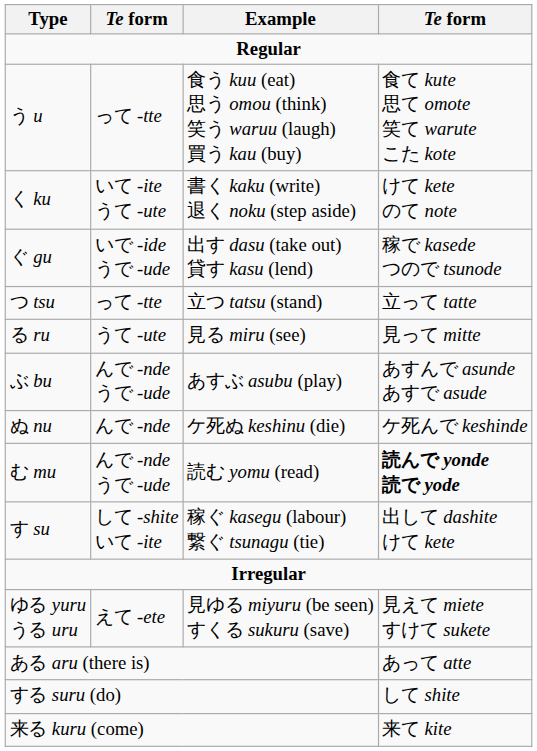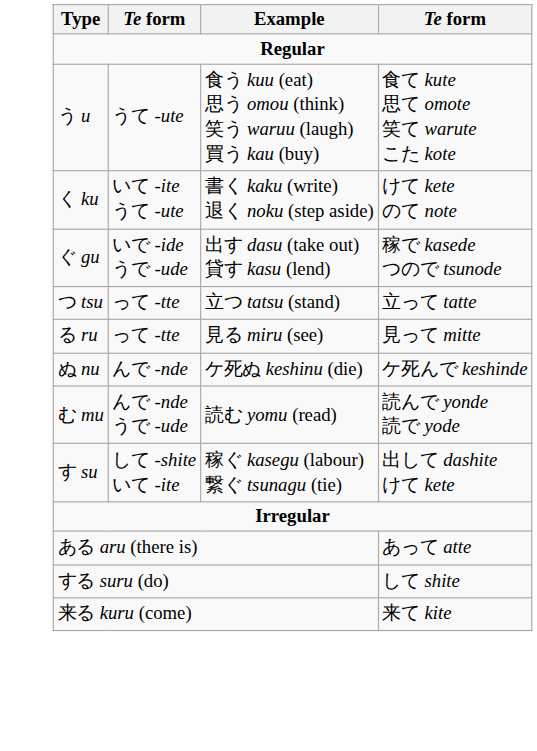(128, 116) って -tte -> (148, 116) うて -ute
(130, 335) うて -ute -> (146, 335) って -tte
- row: (31, 381)
(436, 471) bold -> (435, 414) normal
- row: (48, 617)
